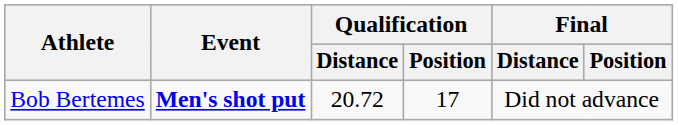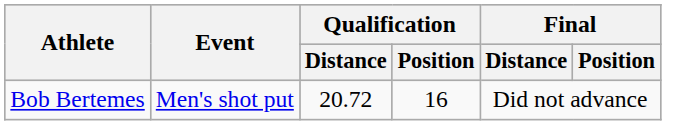(231, 100) bold -> (225, 100) normal
(447, 100) 17 -> (436, 100) 16
